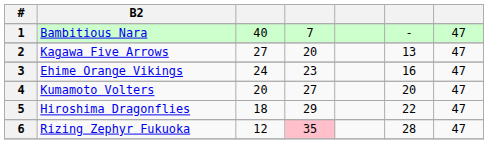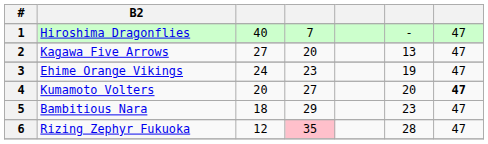(94, 34) Bambitious Nara -> (115, 34) Hiroshima Dragonflies
(409, 72) 16 -> (409, 72) 19
(459, 91) normal -> (459, 91) bold
(115, 110) Hiroshima Dragonflies -> (94, 110) Bambitious Nara
(409, 110) 22 -> (409, 110) 23
